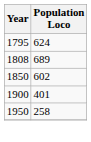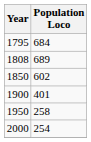(42, 42) 624 -> (42, 42) 684
+ row: (18, 128)
